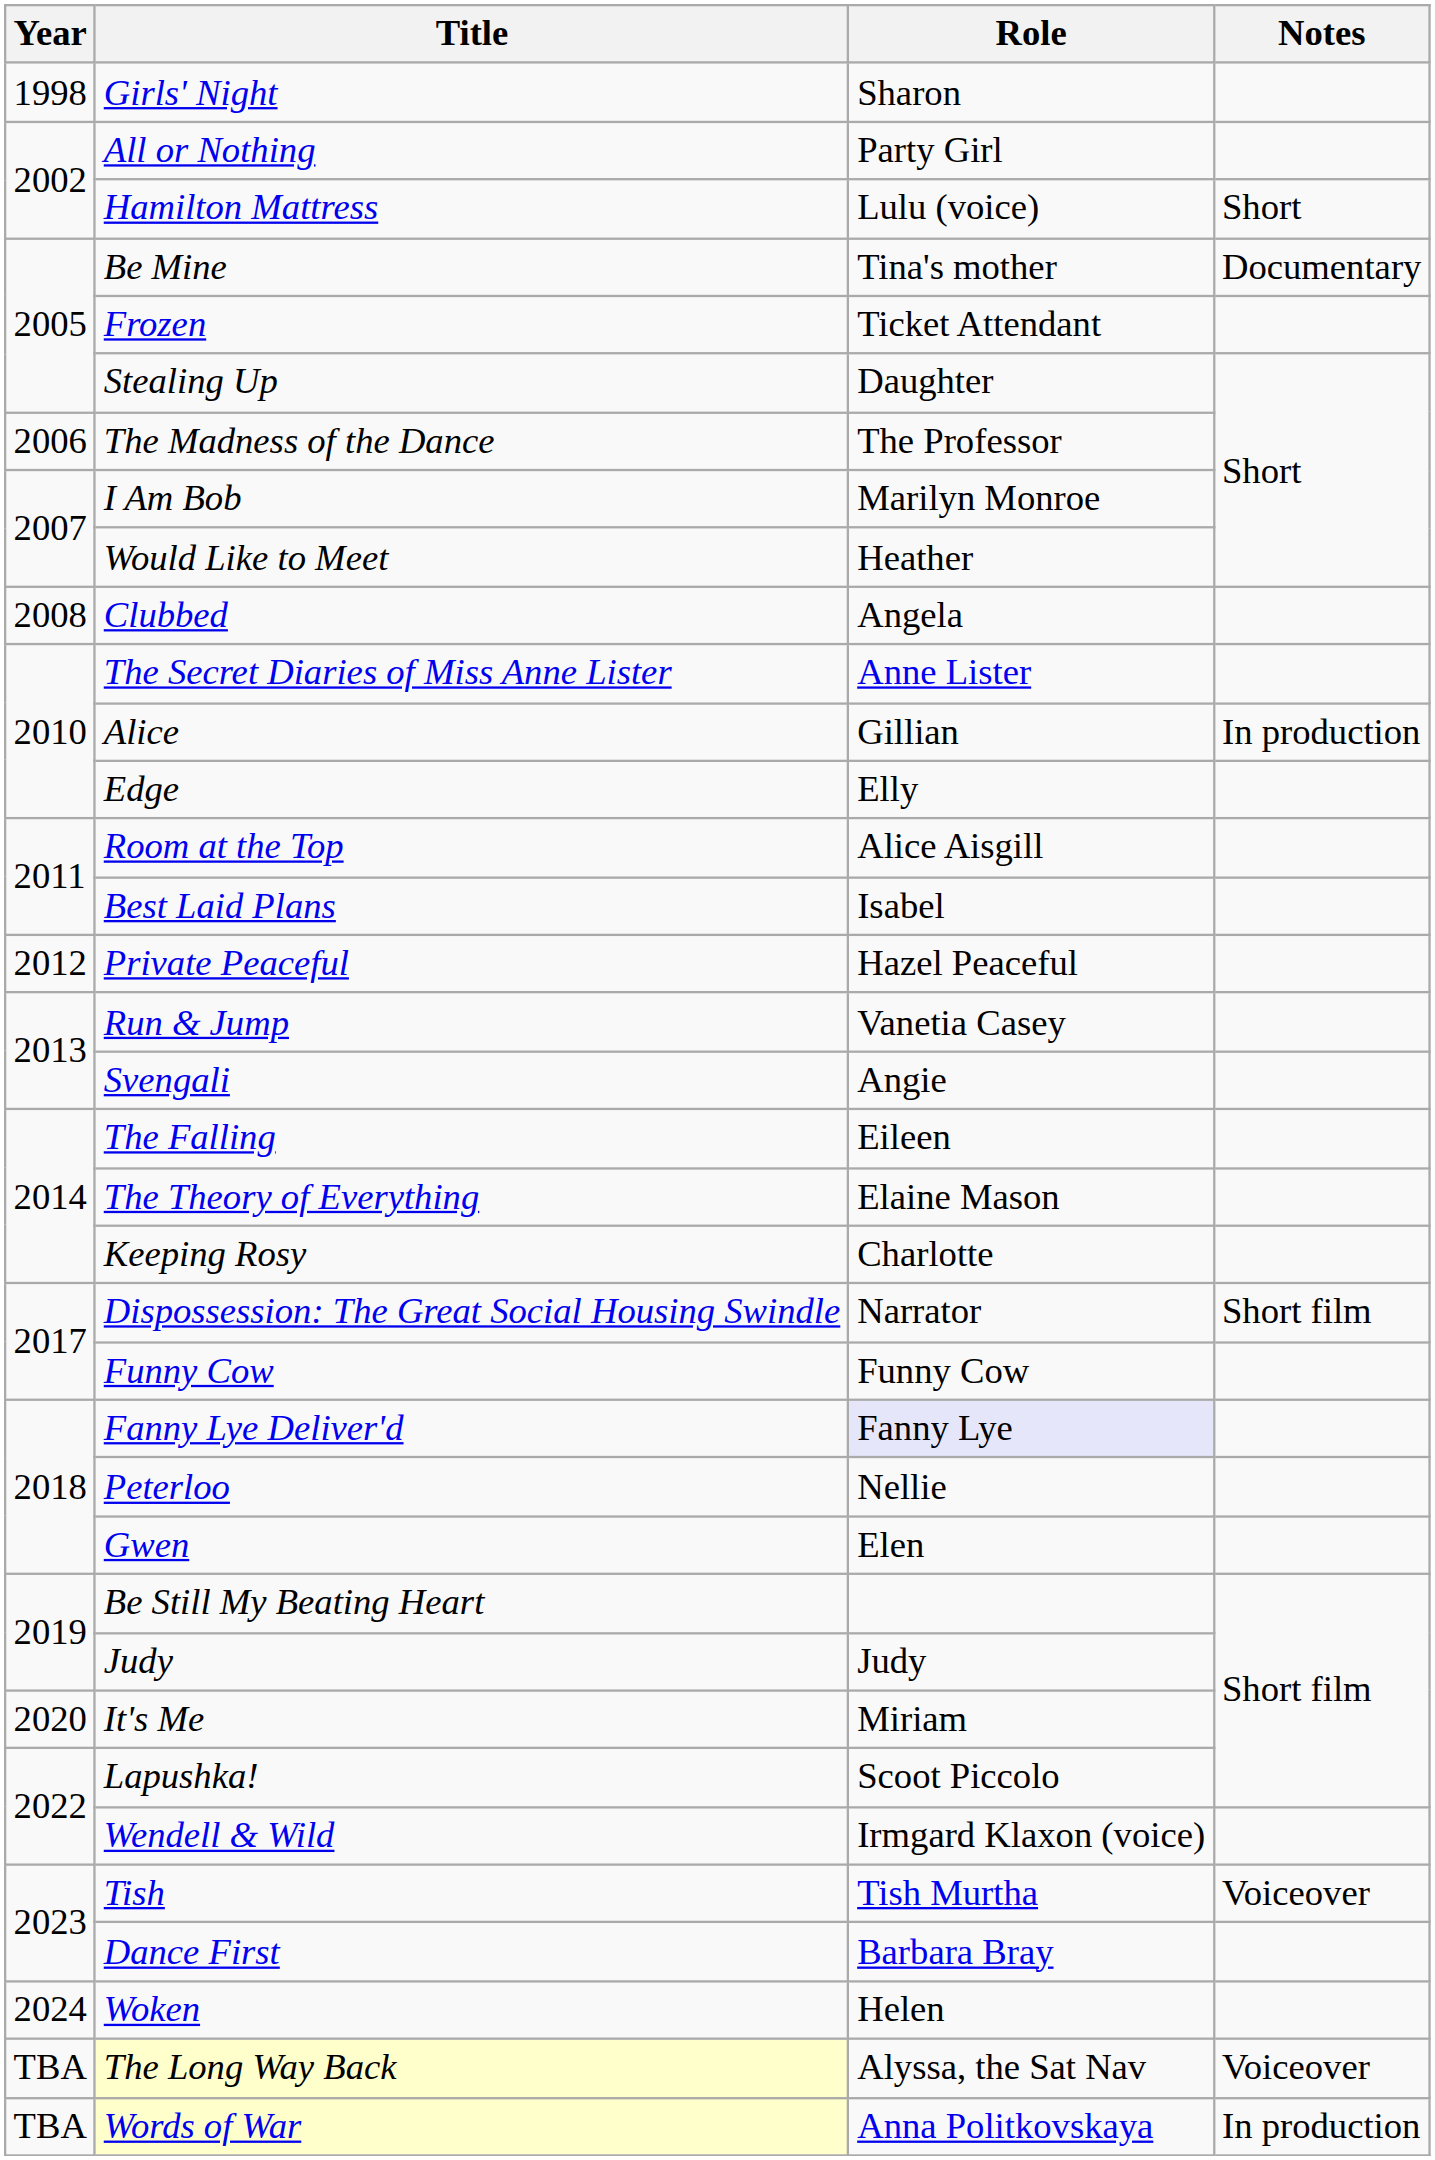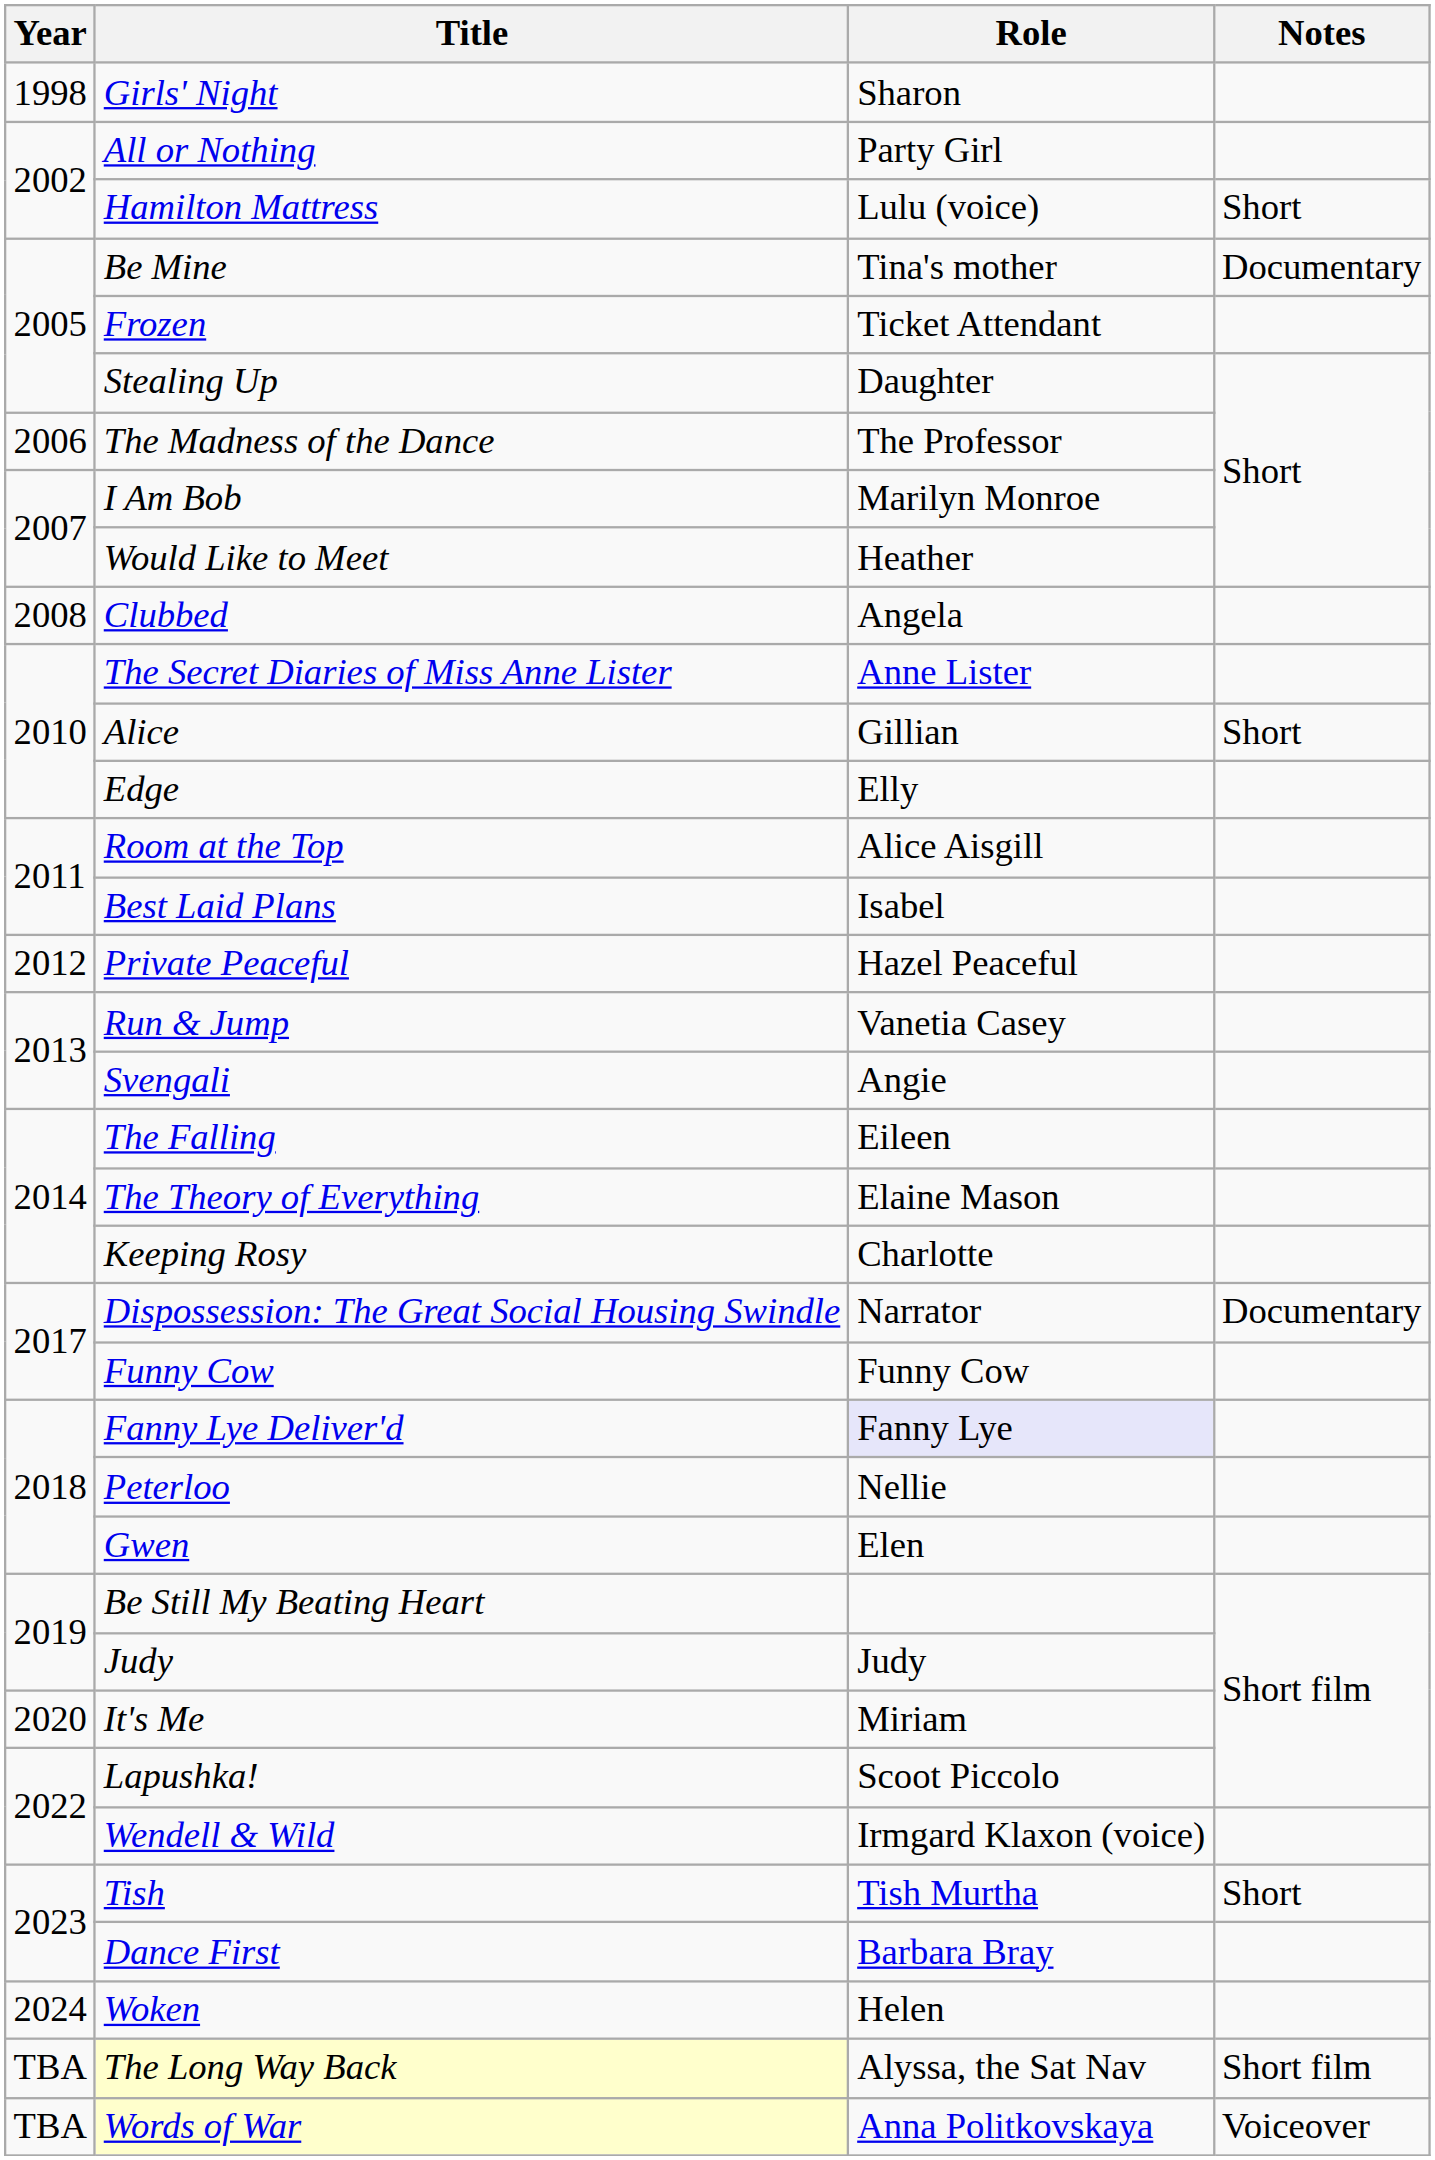(1321, 730) In production -> (1262, 730) Short
(1297, 1311) Short film -> (1322, 1311) Documentary
(1296, 1893) Voiceover -> (1262, 1893) Short
(1296, 2067) Voiceover -> (1297, 2067) Short film
(1321, 2125) In production -> (1296, 2125) Voiceover
